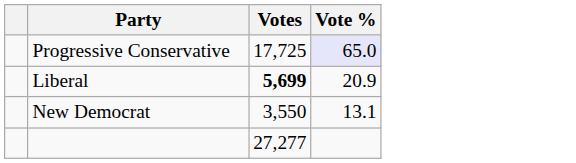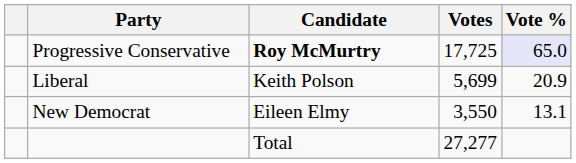+ column: (344, 19)
(285, 81) bold -> (475, 81) normal
